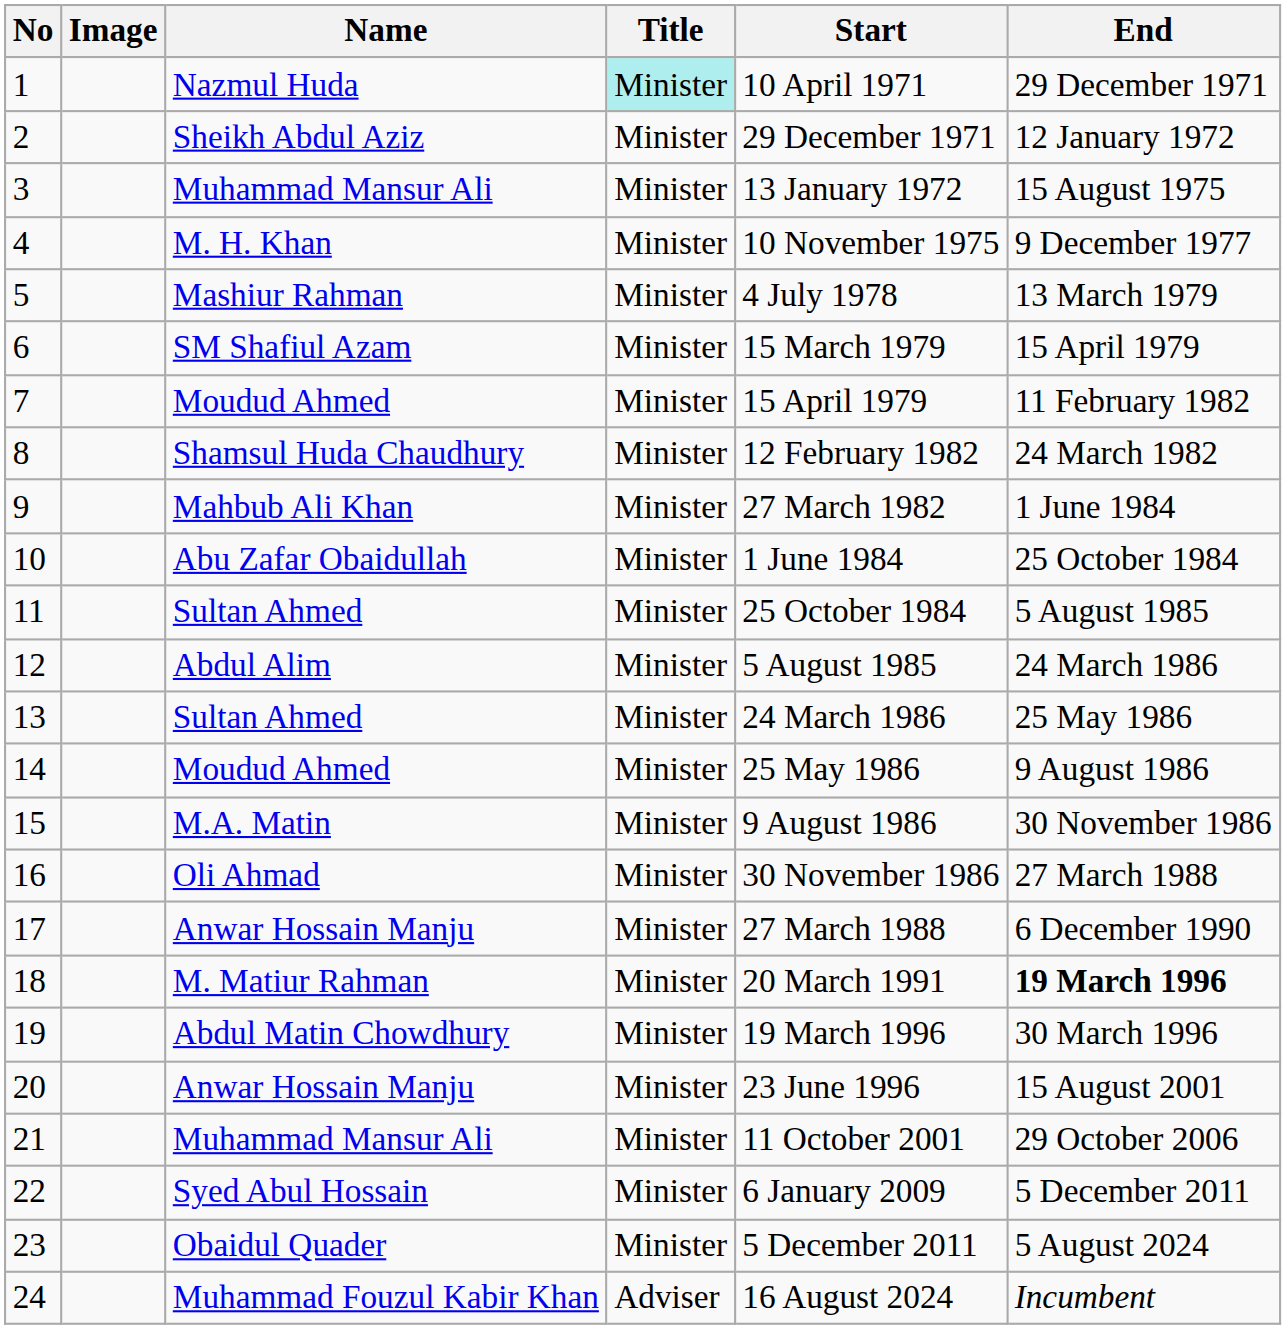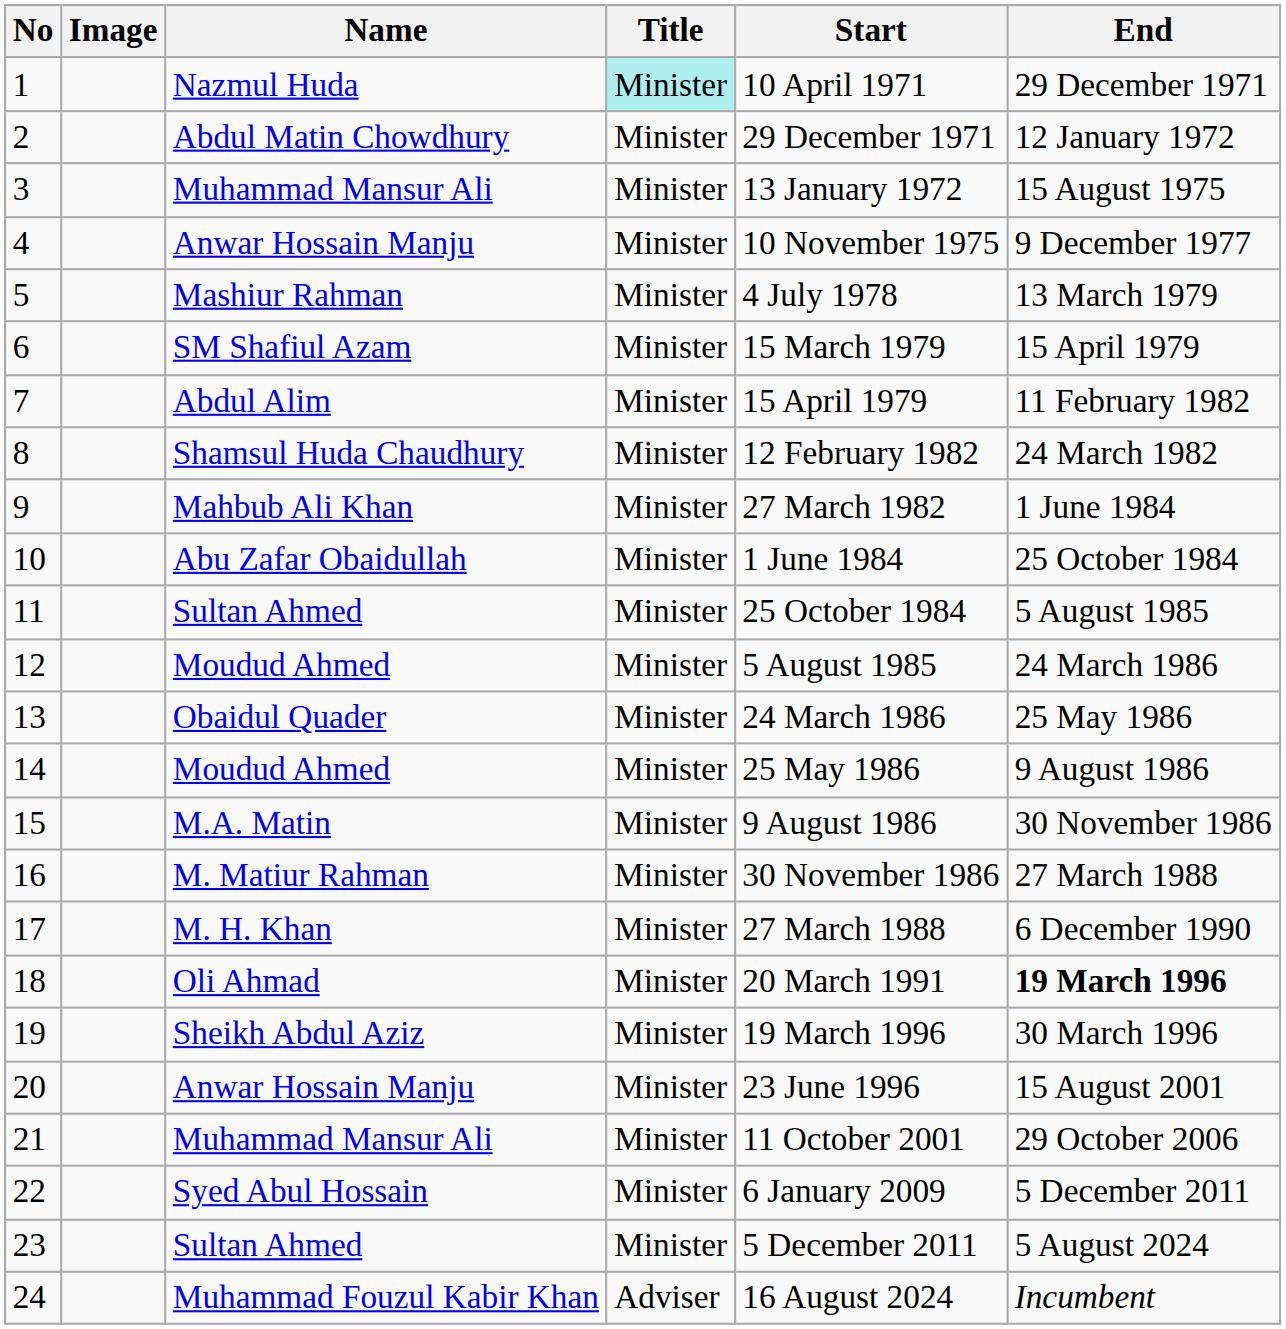(299, 136) Sheikh Abdul Aziz -> (341, 136) Abdul Matin Chowdhury
(252, 242) M. H. Khan -> (323, 242) Anwar Hossain Manju
(281, 400) Moudud Ahmed -> (252, 400) Abdul Alim
(252, 664) Abdul Alim -> (281, 664) Moudud Ahmed
(268, 717) Sultan Ahmed -> (280, 717) Obaidul Quader
(246, 875) Oli Ahmad -> (301, 875) M. Matiur Rahman
(323, 928) Anwar Hossain Manju -> (252, 928) M. H. Khan
(301, 980) M. Matiur Rahman -> (246, 980) Oli Ahmad
(341, 1033) Abdul Matin Chowdhury -> (299, 1033) Sheikh Abdul Aziz
(280, 1244) Obaidul Quader -> (268, 1244) Sultan Ahmed
